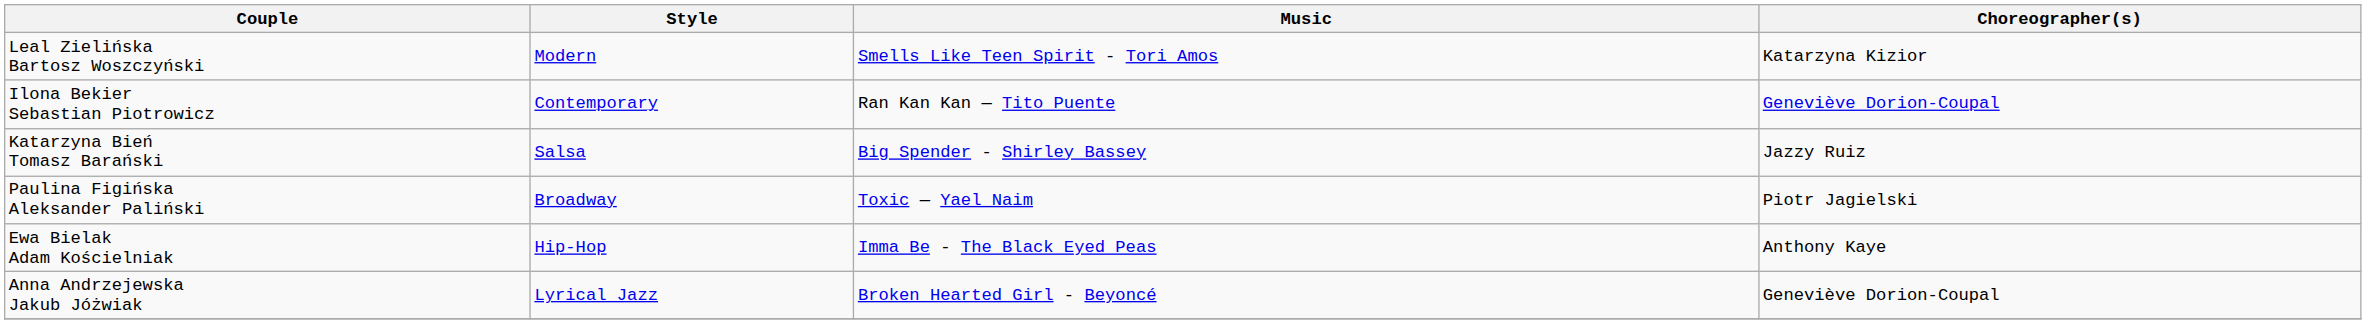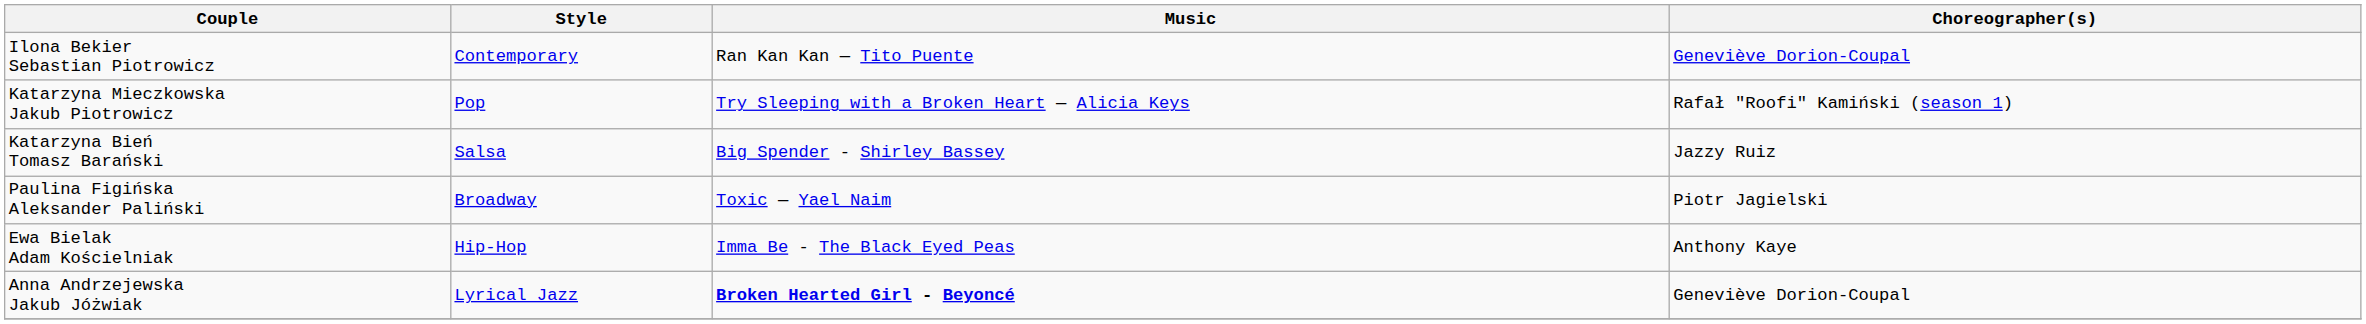- row: (107, 57)
+ row: (117, 104)
(1007, 295) normal -> (865, 295) bold
